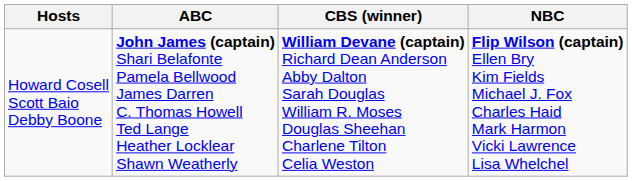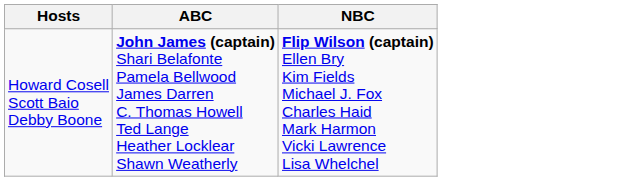- column: (373, 16)
